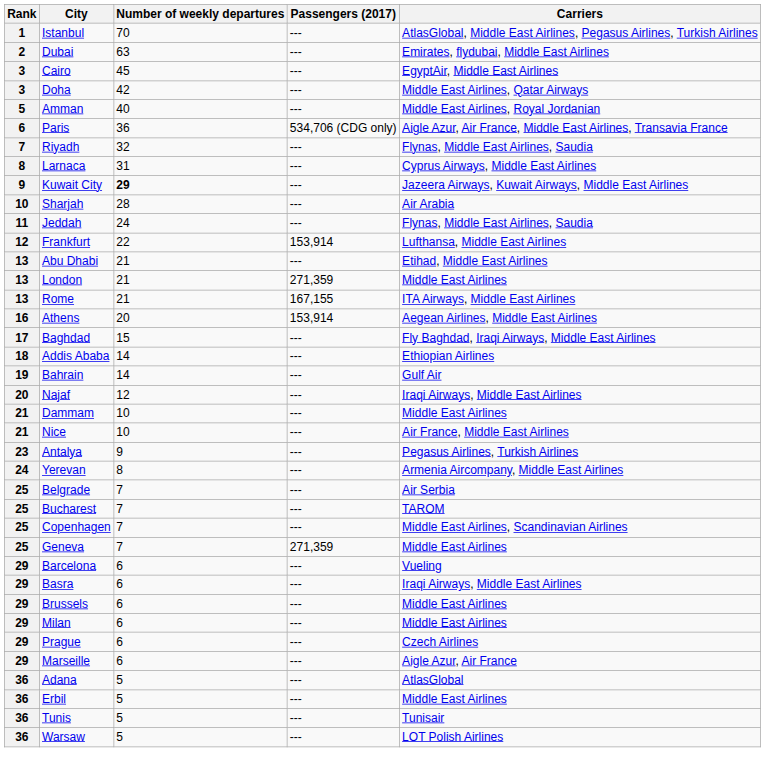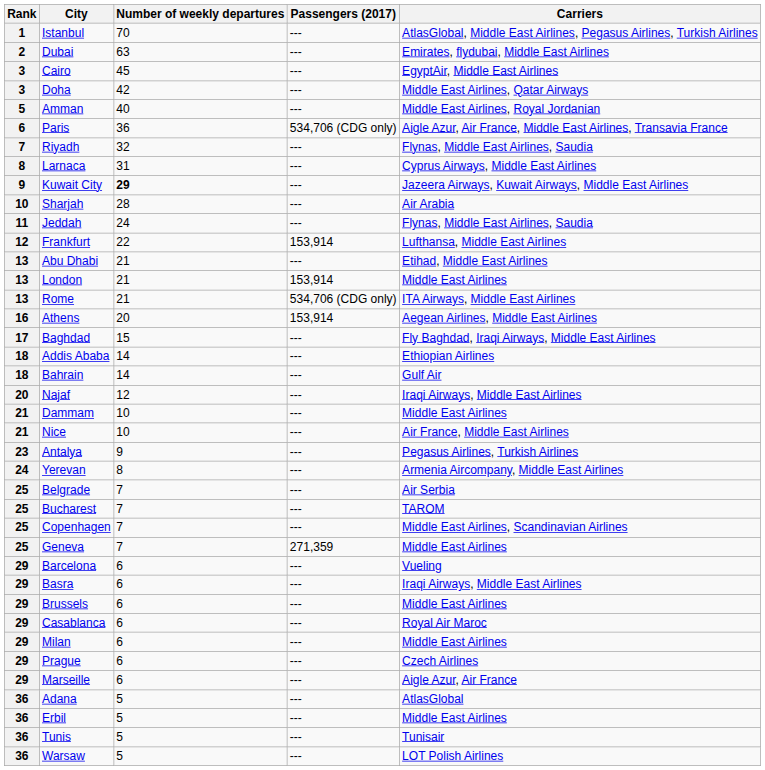(312, 280) 271,359 -> (312, 280) 153,914
(312, 299) 167,155 -> (343, 299) 534,706 (CDG only)
(22, 375) 19 -> (22, 375) 18
+ row: (74, 623)
